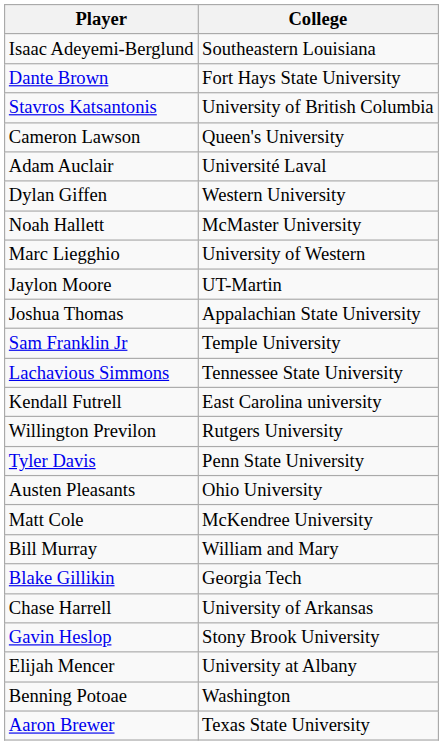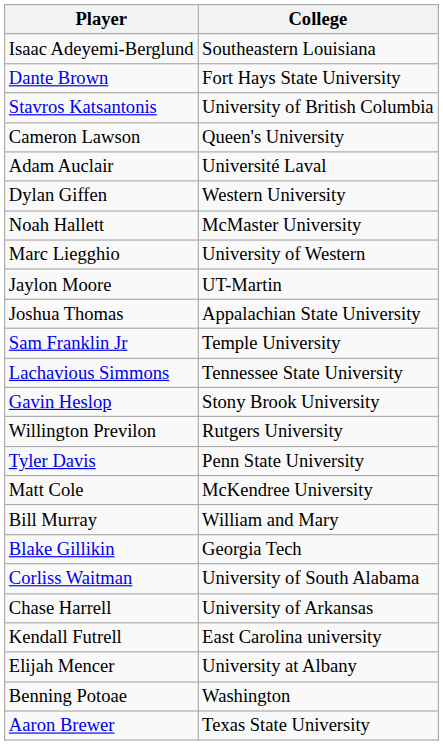rows swapped: (65, 401) <-> (60, 637)
- row: (72, 490)
+ row: (71, 578)
